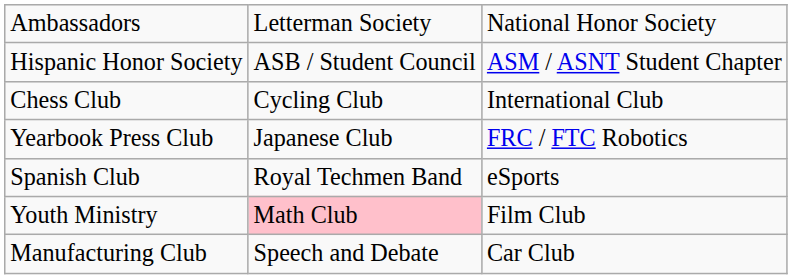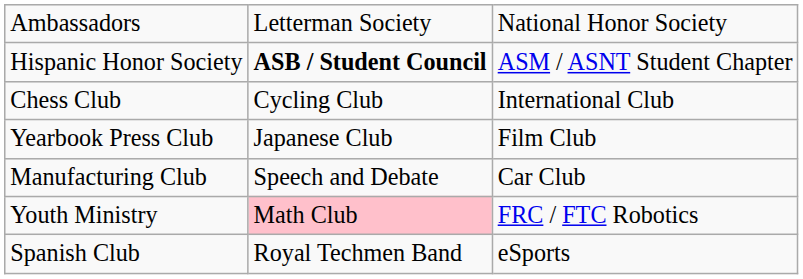(365, 61) normal -> (370, 61) bold
(587, 138) FRC / FTC Robotics -> (547, 138) Film Club
rows swapped: (75, 176) <-> (109, 253)
(536, 215) Film Club -> (598, 215) FRC / FTC Robotics
